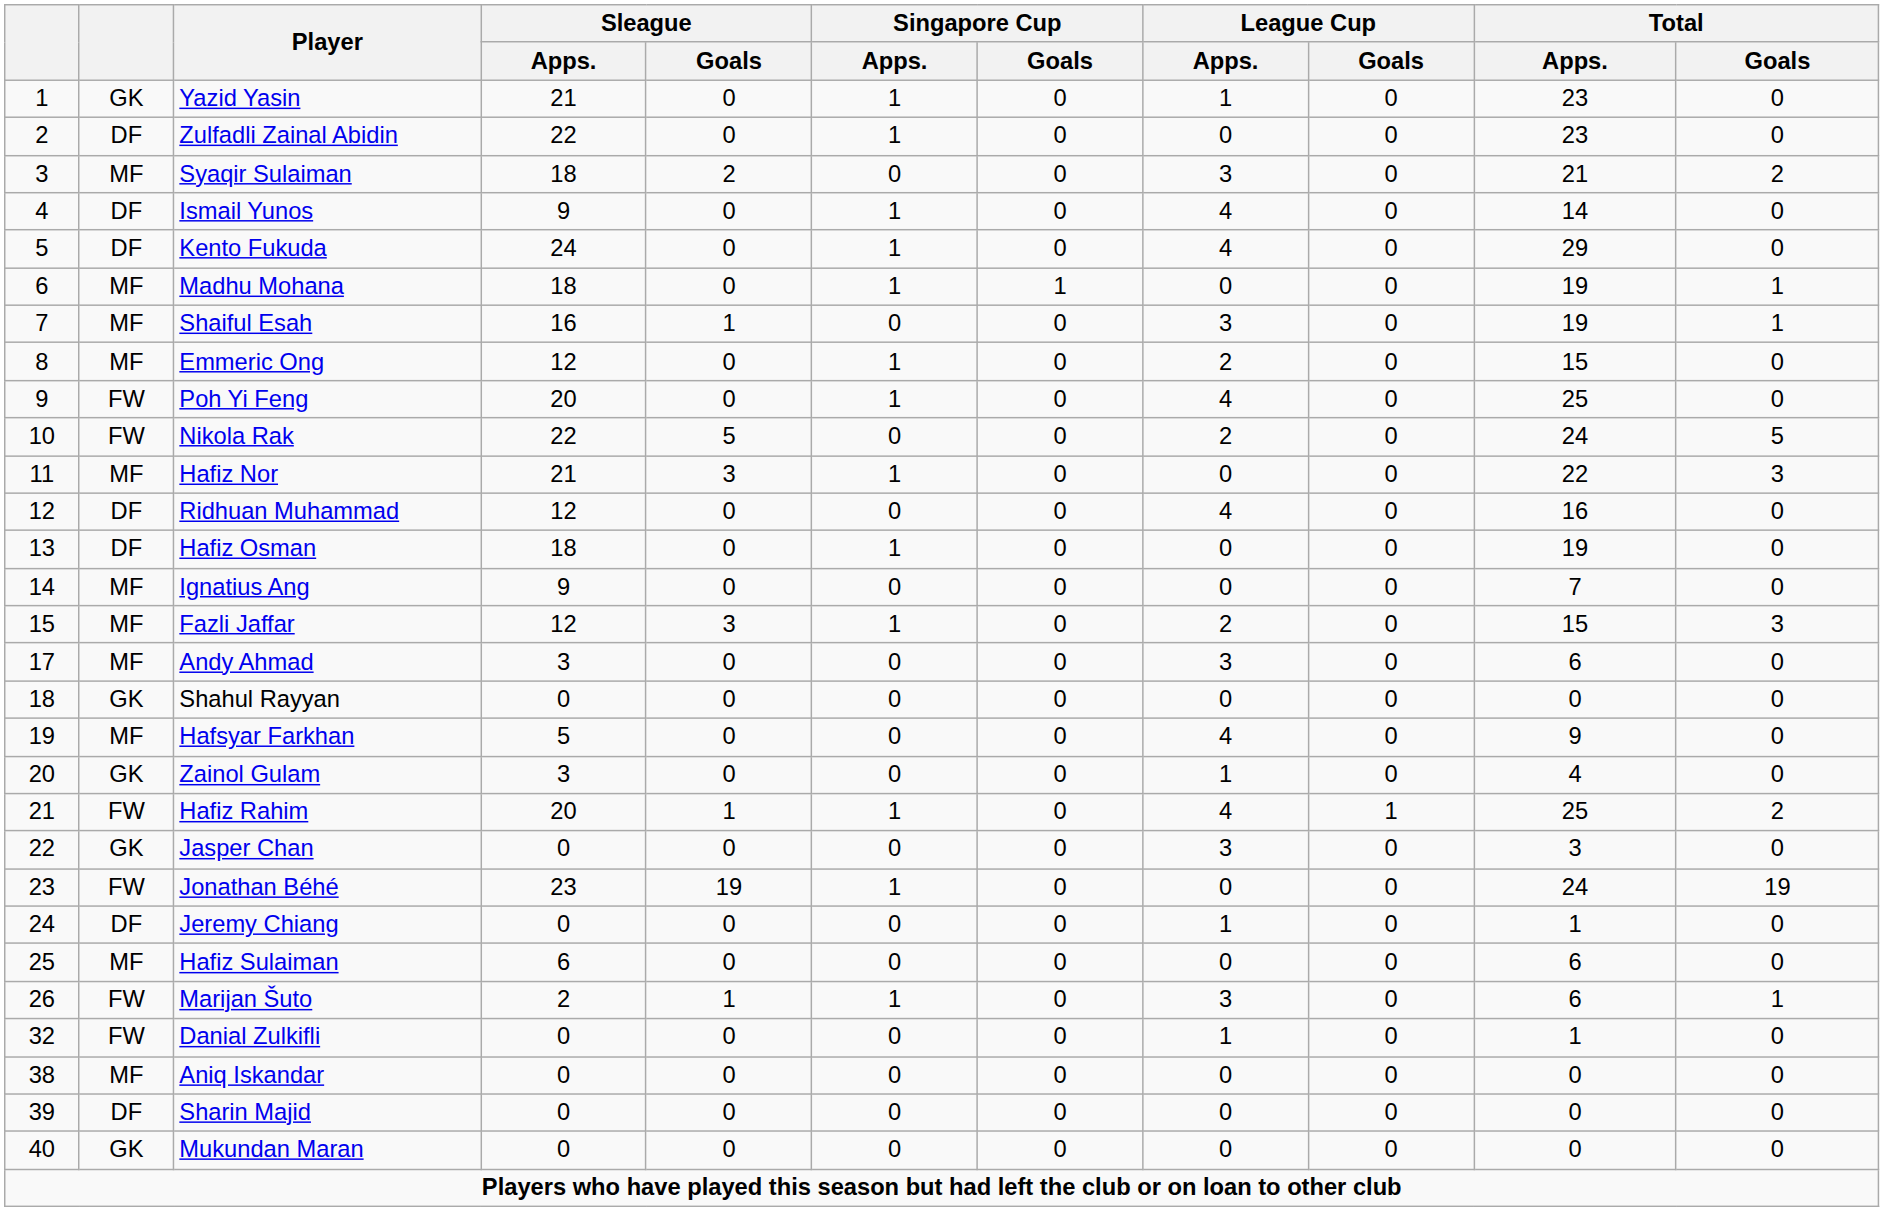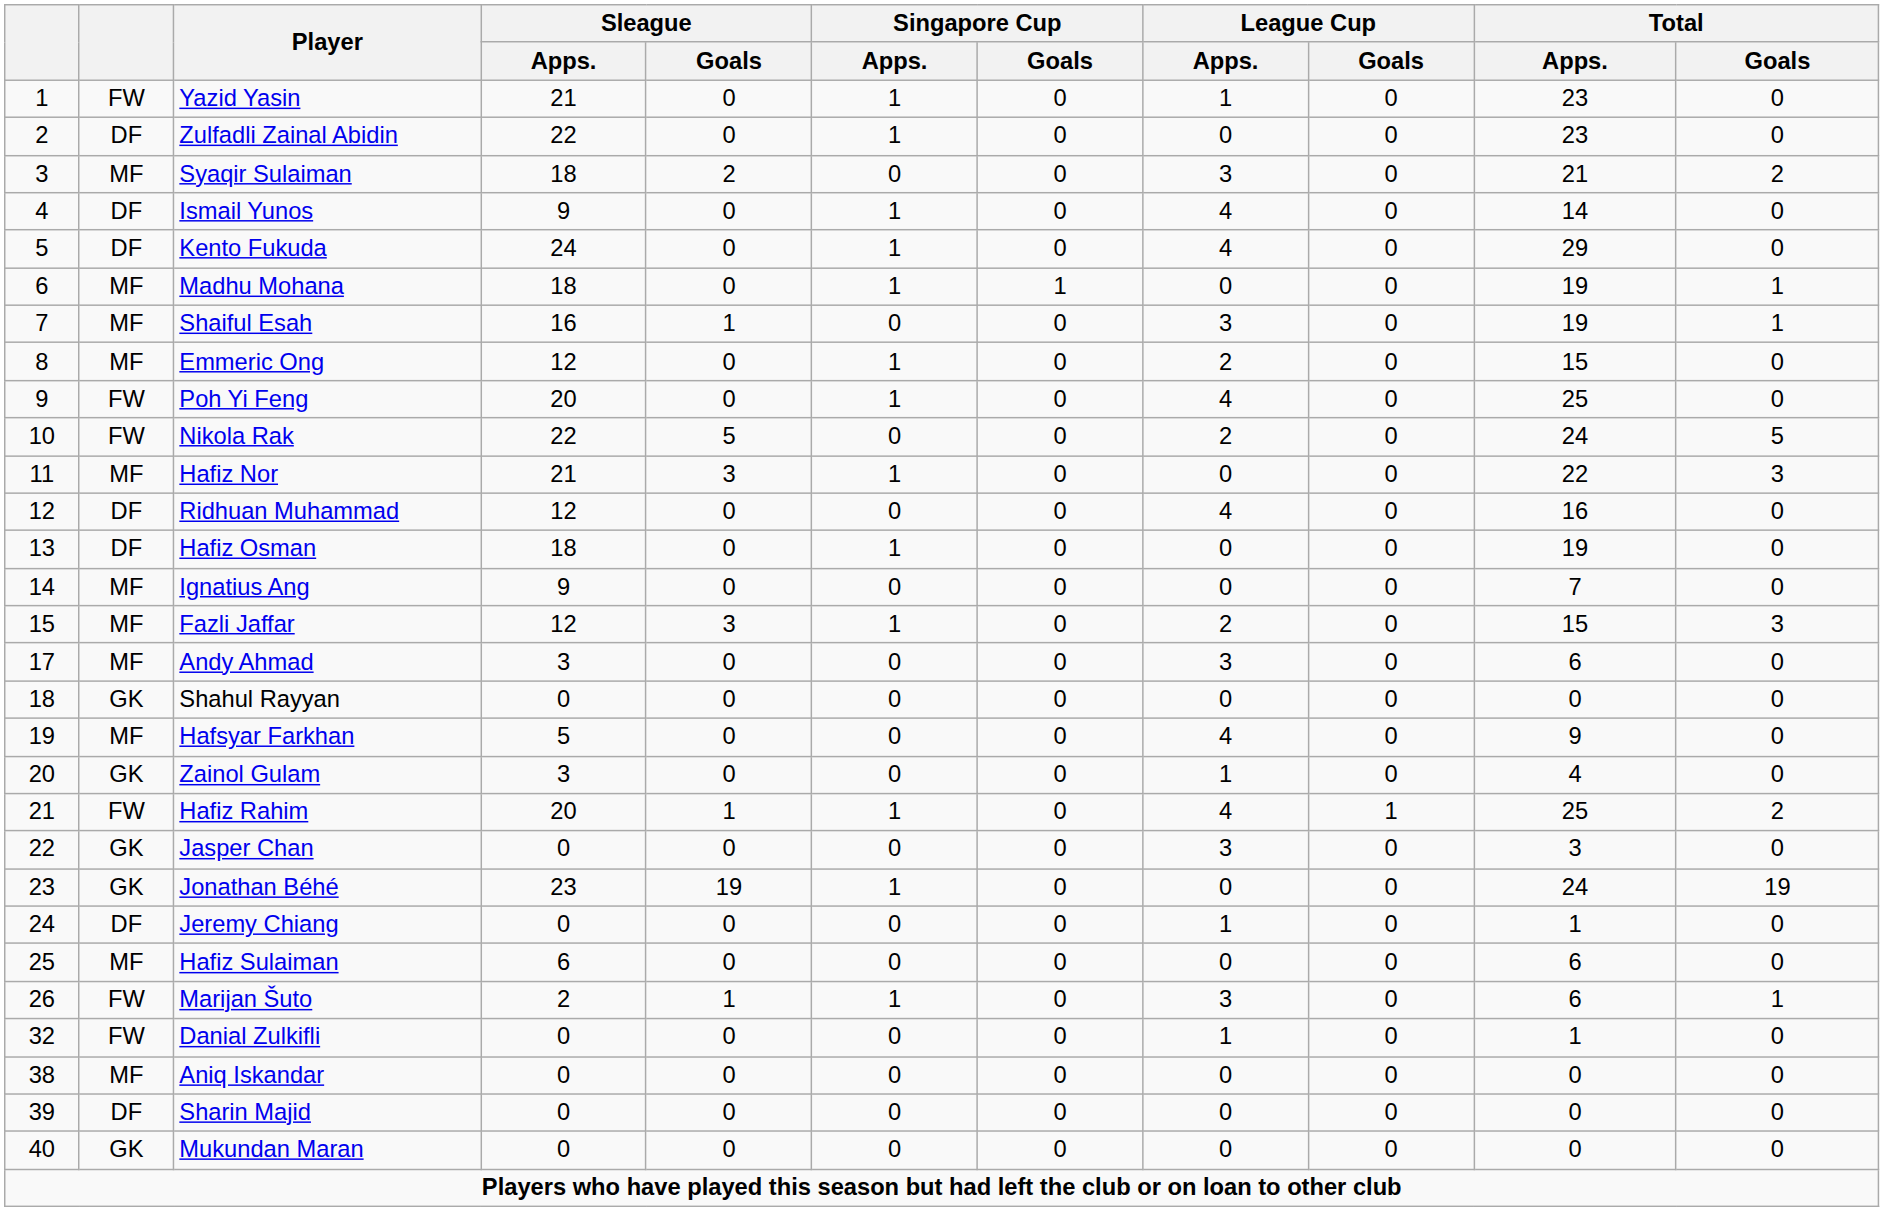(126, 98) GK -> (126, 98) FW
(126, 887) FW -> (126, 887) GK
